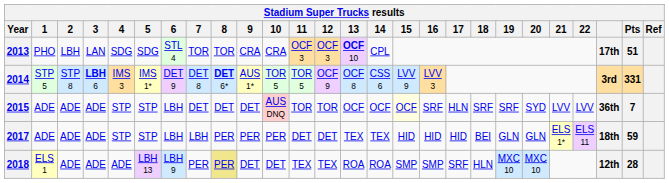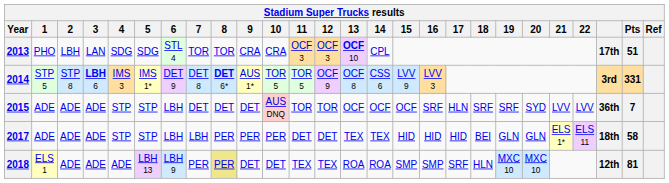(406, 107) lightyellow background -> (406, 107) no background
(633, 136) 59 -> (633, 136) 58
(633, 164) 28 -> (633, 164) 81
